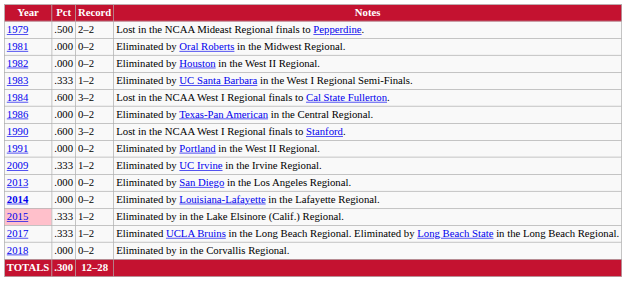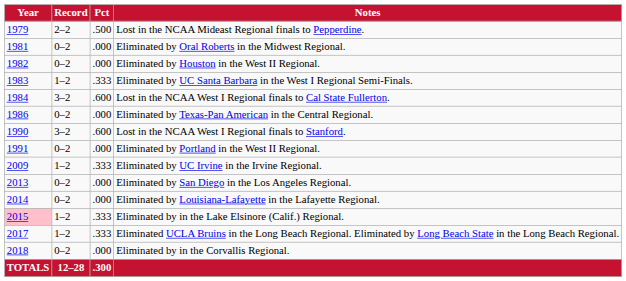columns swapped: (95, 13) <-> (64, 13)
(18, 200) bold -> (18, 200) normal
